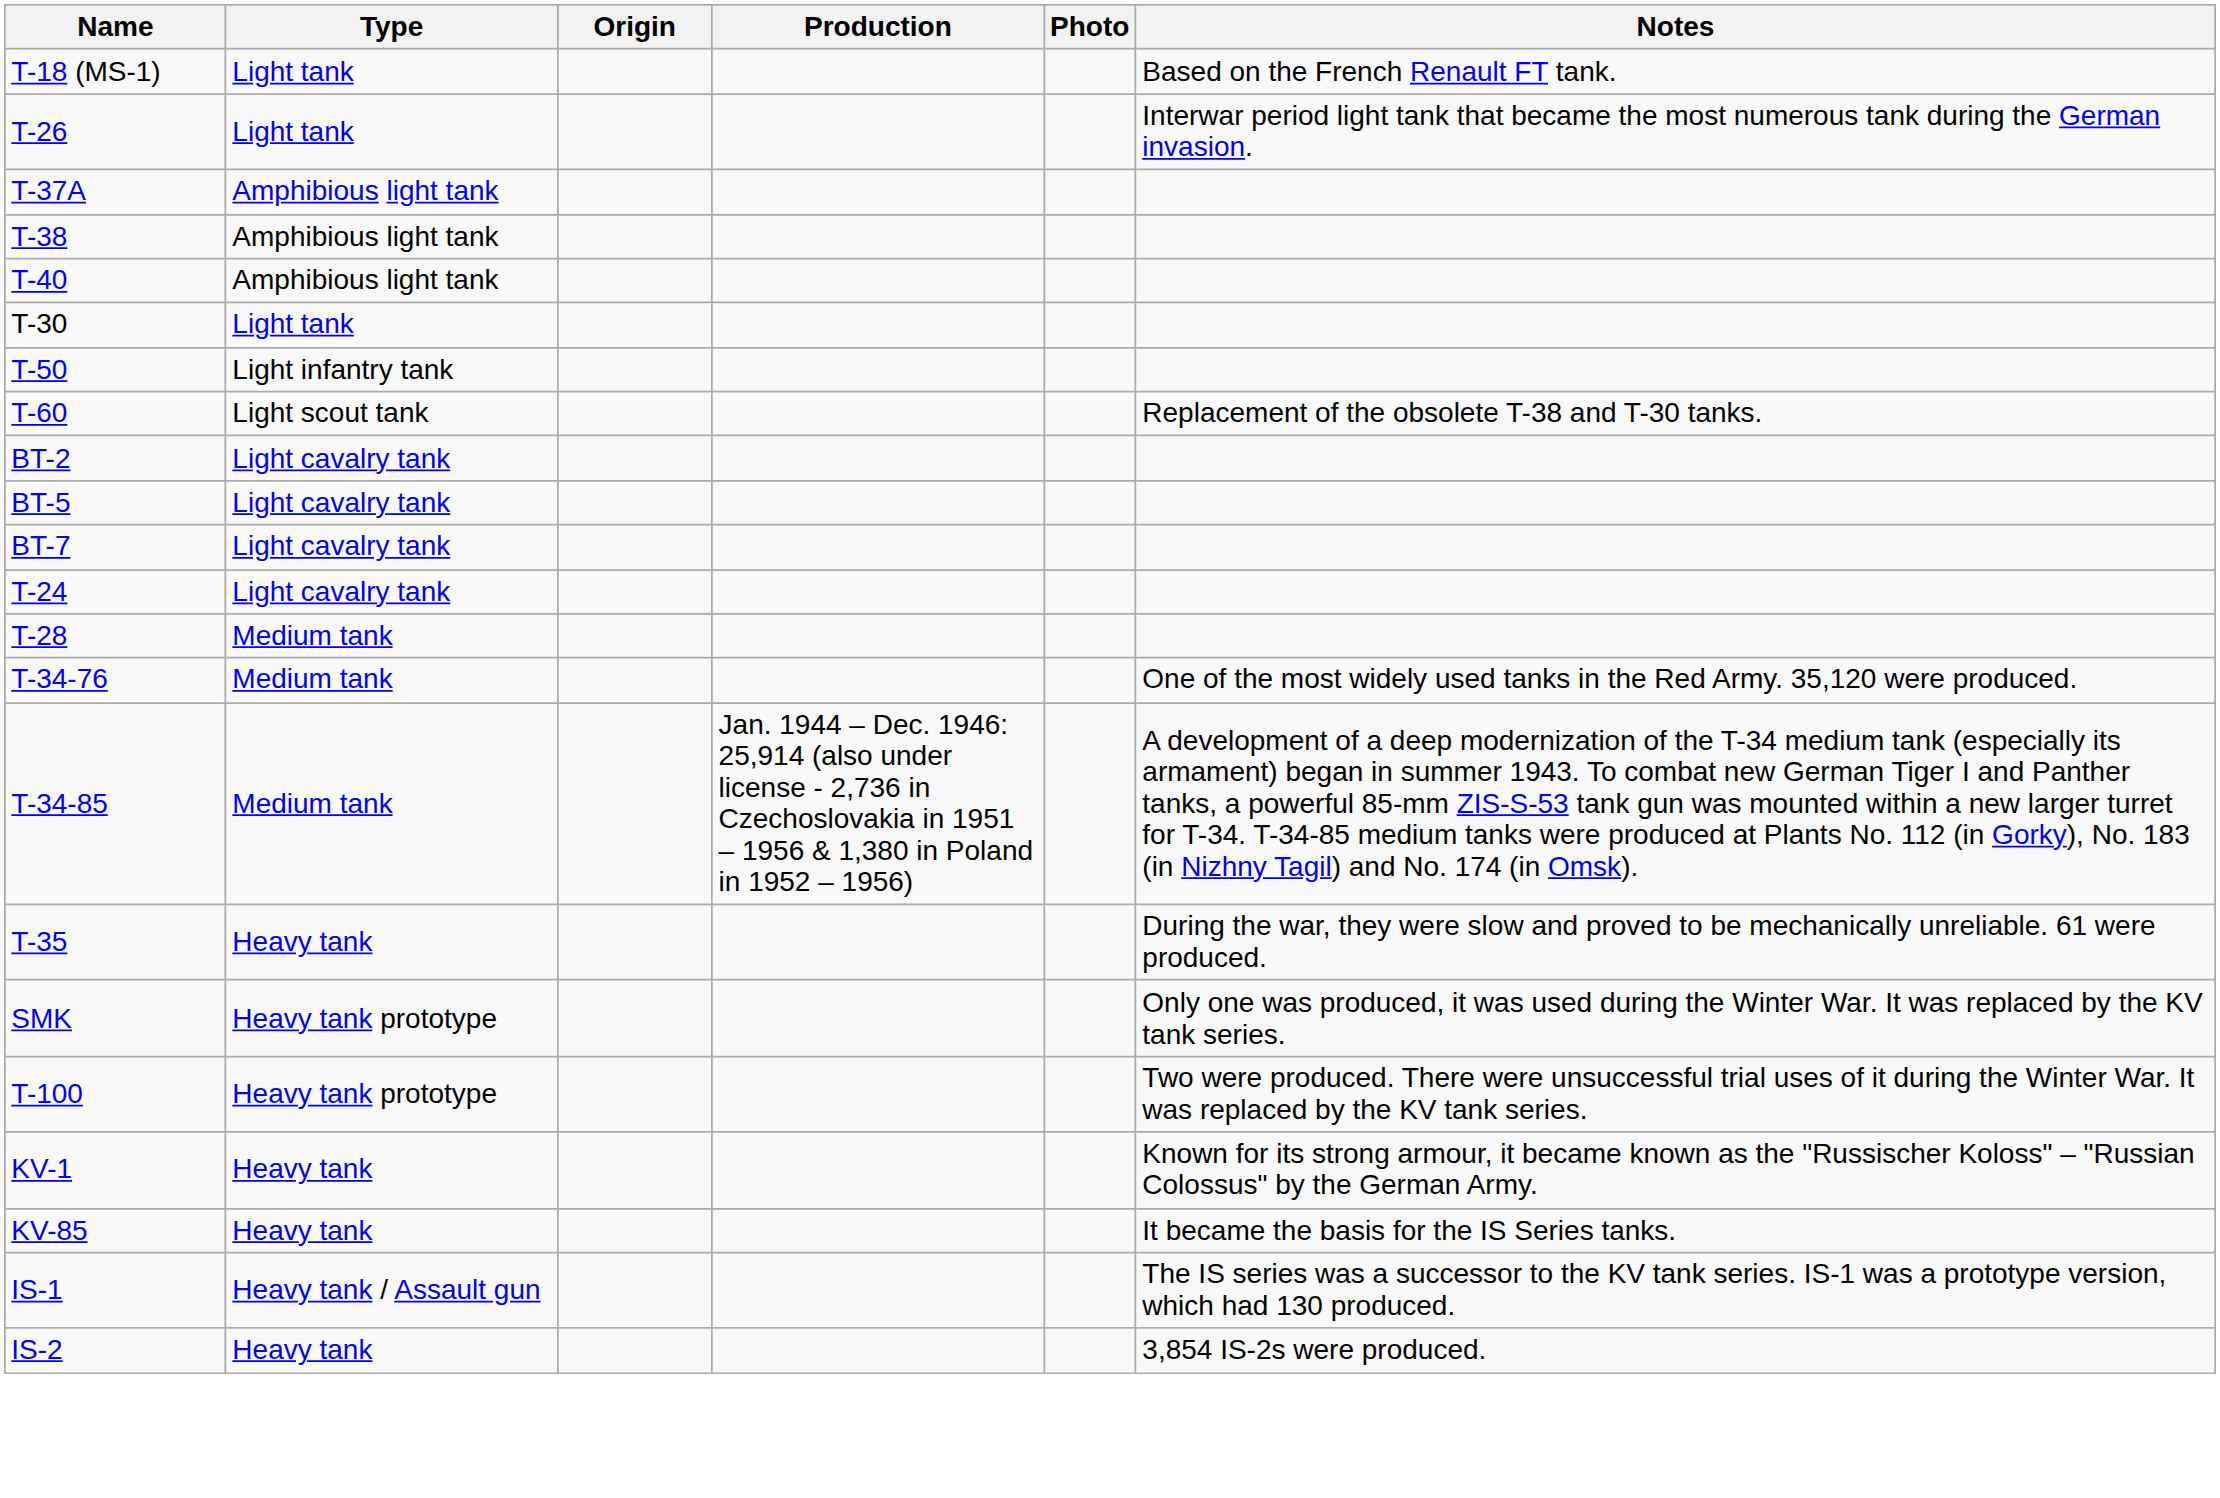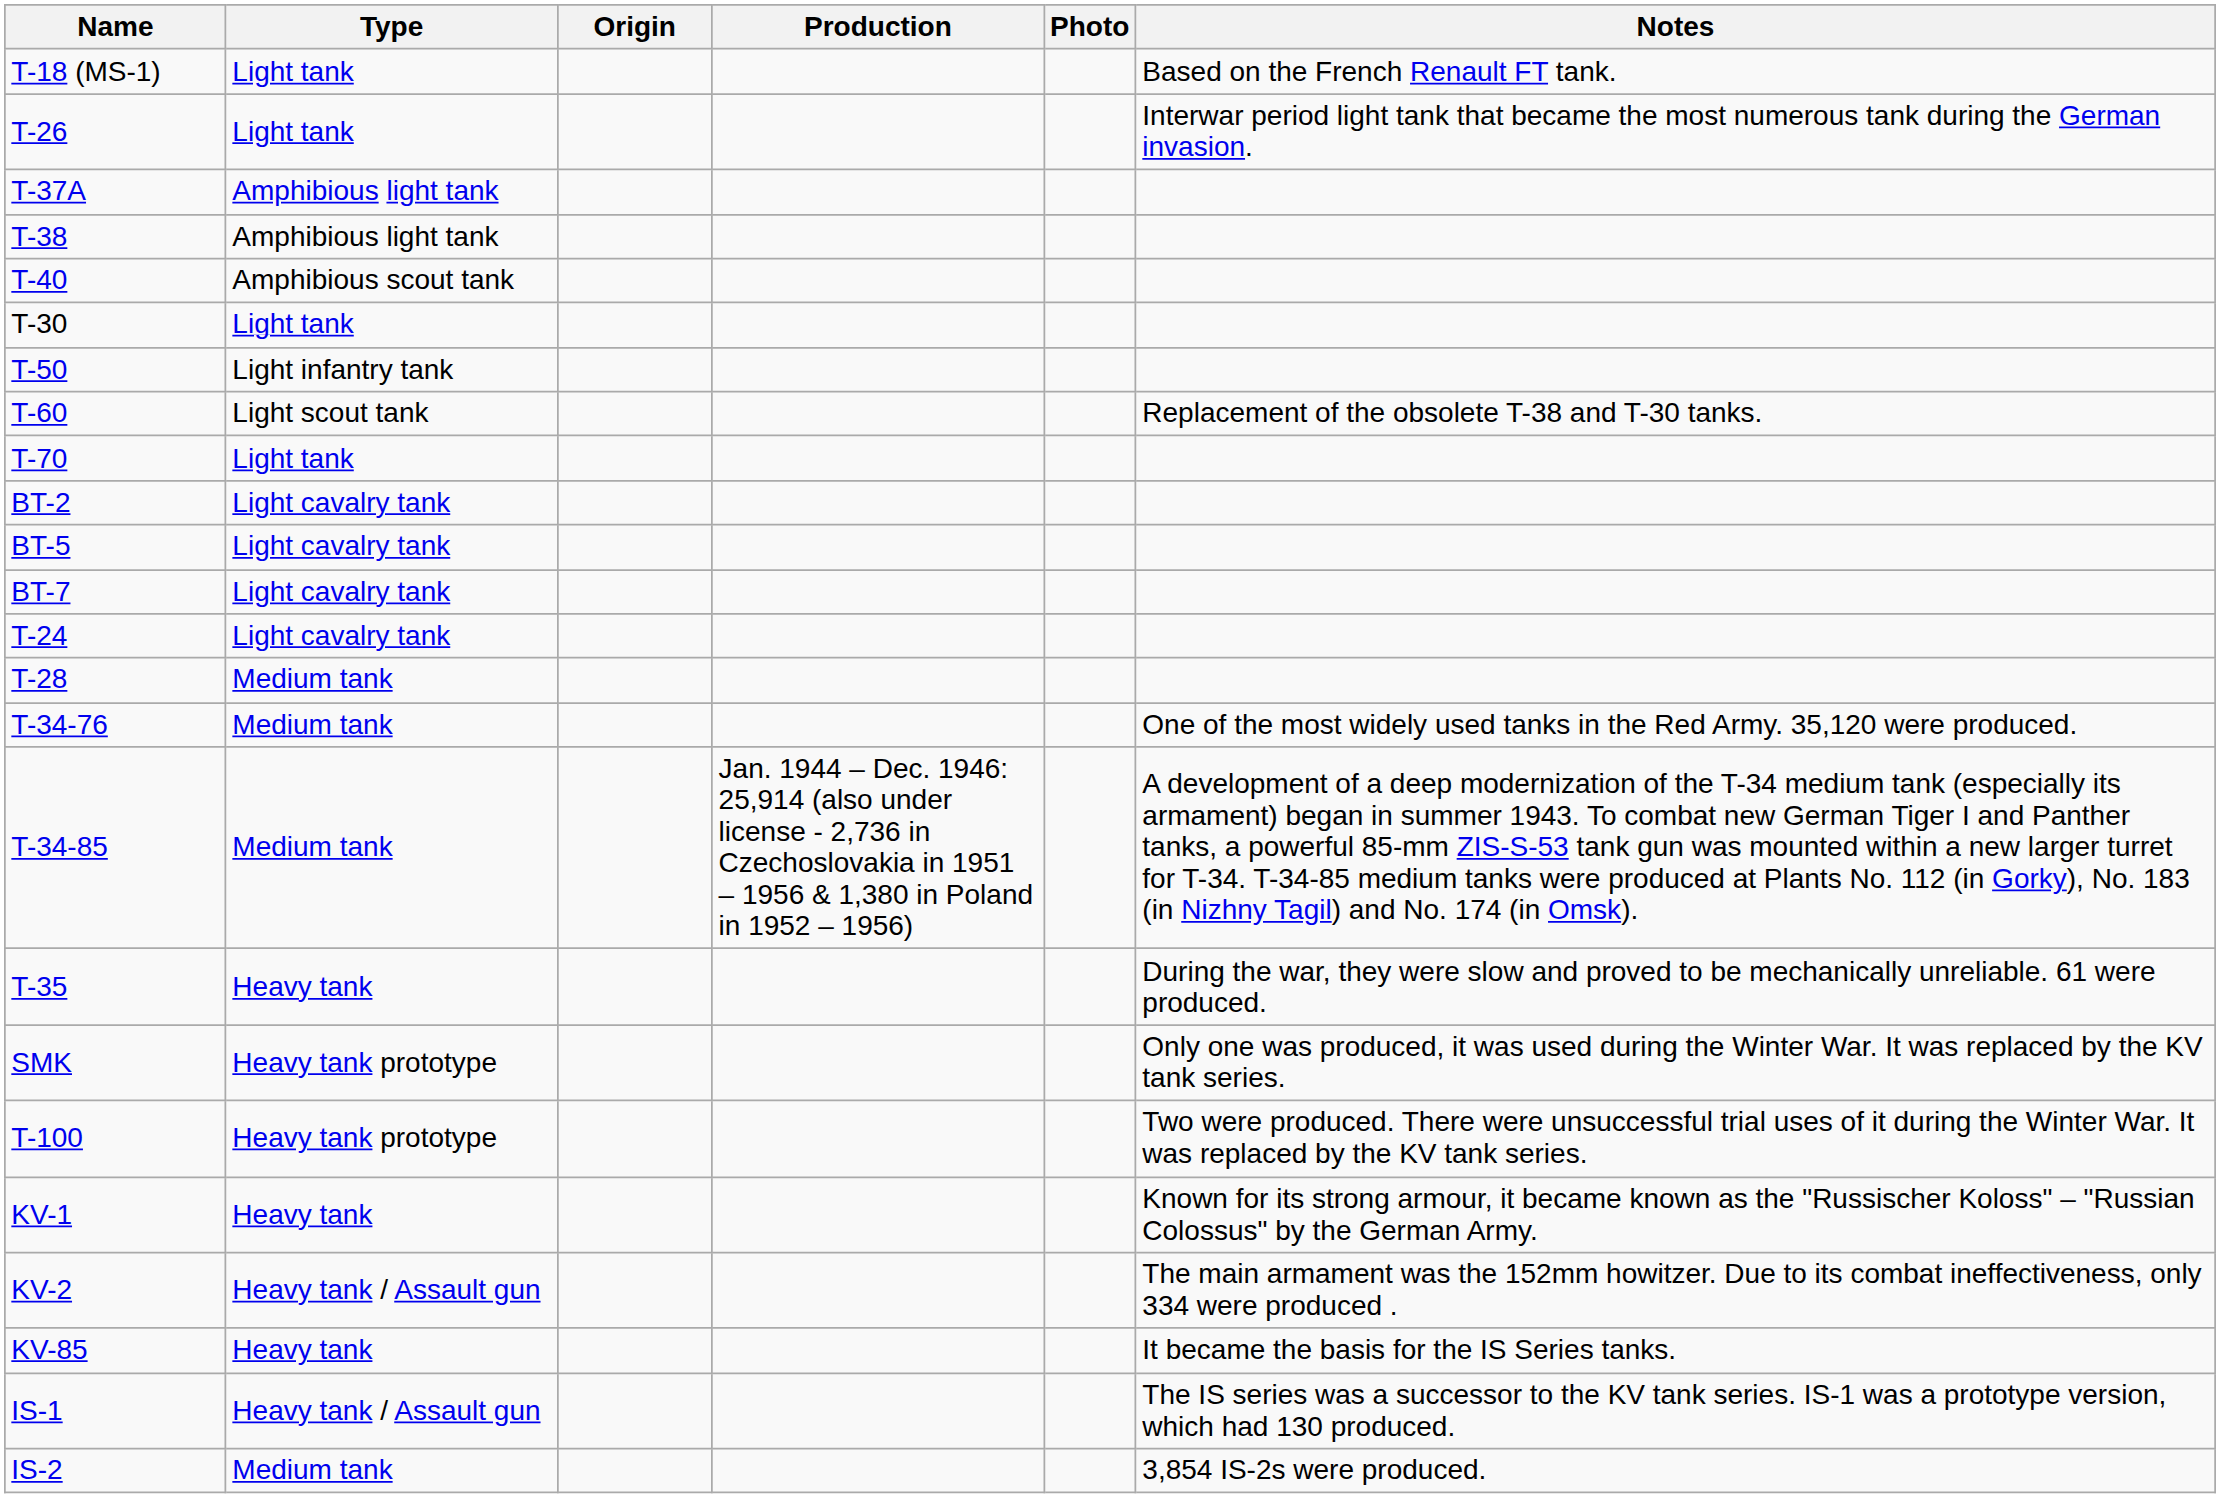(365, 280) Amphibious light tank -> (373, 280) Amphibious scout tank
+ row: (39, 457)
+ row: (42, 1289)
(302, 1350) Heavy tank -> (312, 1470) Medium tank
